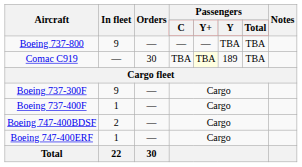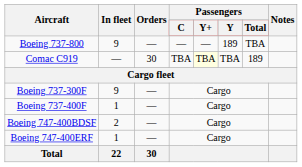(230, 43) TBA -> (230, 43) 189
(230, 59) 189 -> (230, 59) TBA
(255, 59) TBA -> (255, 59) 189
